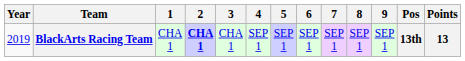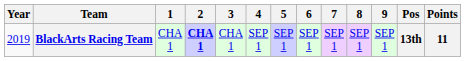(442, 40) 13 -> (442, 40) 11
